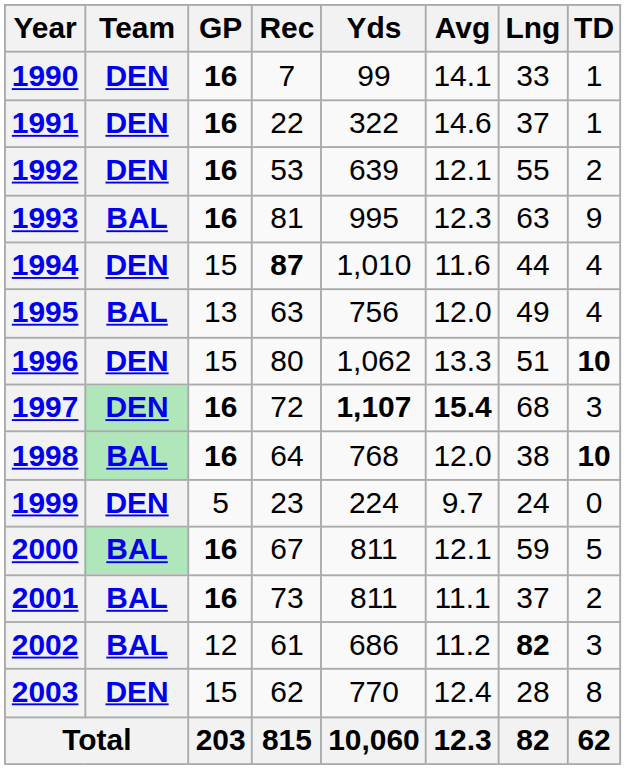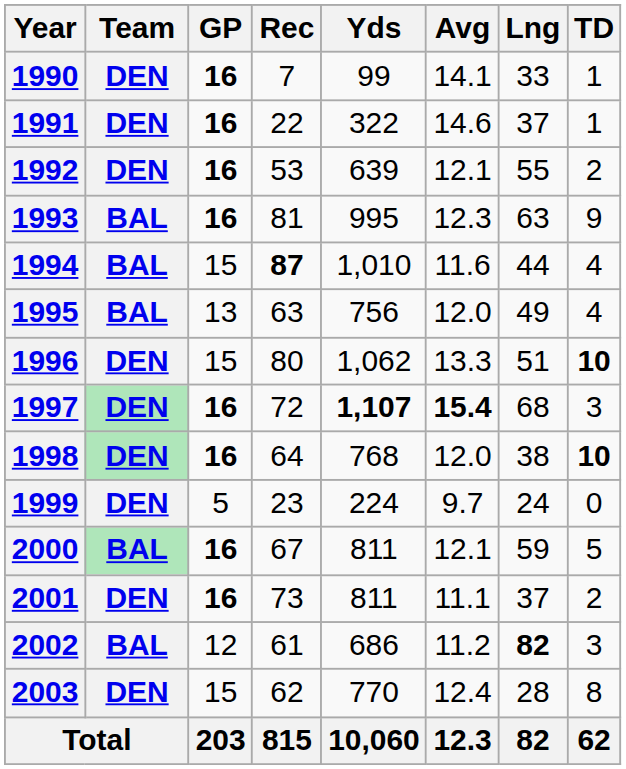(137, 265) DEN -> (137, 265) BAL
(137, 455) BAL -> (137, 455) DEN
(137, 597) BAL -> (137, 597) DEN
